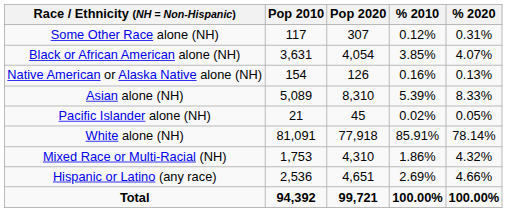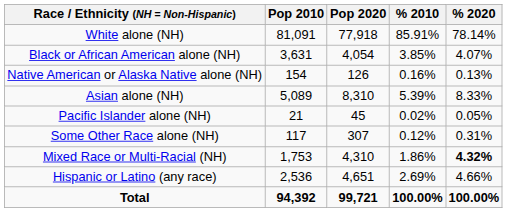rows swapped: (135, 136) <-> (135, 34)
(474, 156) normal -> (474, 156) bold
